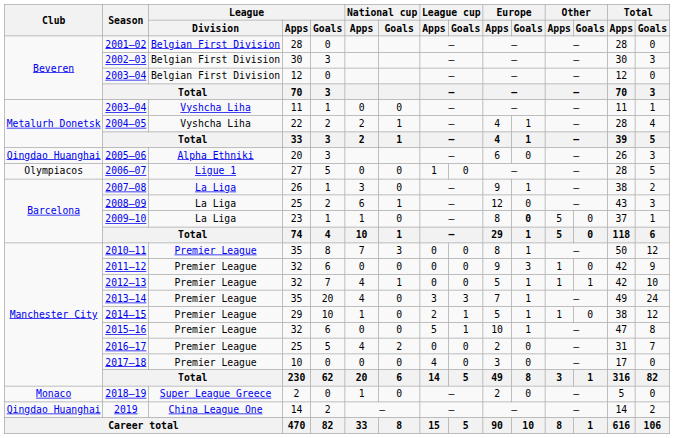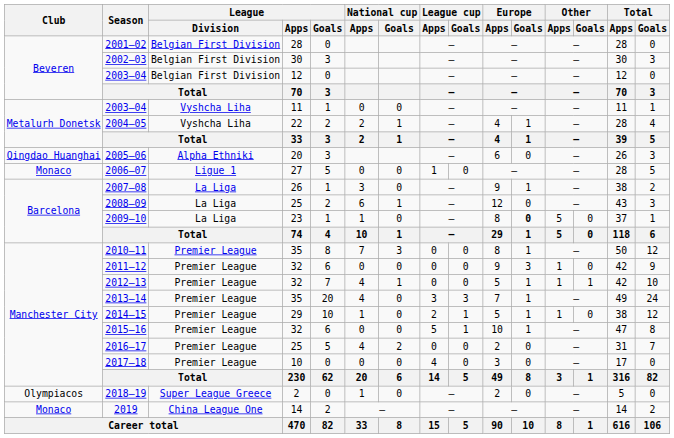(54, 171) Olympiacos -> (54, 171) Monaco
(54, 394) Monaco -> (54, 394) Olympiacos
(54, 410) Qingdao Huanghai -> (54, 410) Monaco
